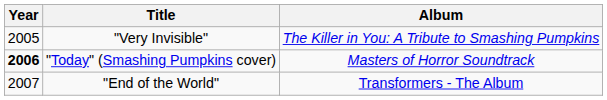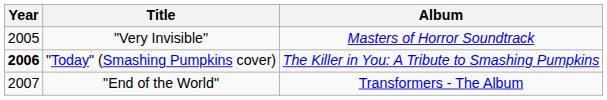(441, 38) The Killer in You: A Tribute to Smashing Pumpkins -> (441, 38) Masters of Horror Soundtrack
(441, 60) Masters of Horror Soundtrack -> (441, 60) The Killer in You: A Tribute to Smashing Pumpkins
